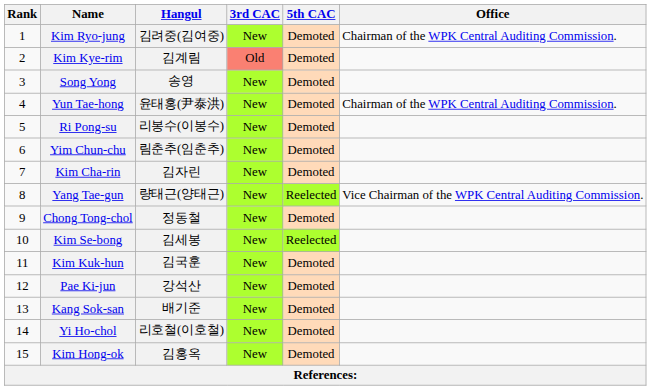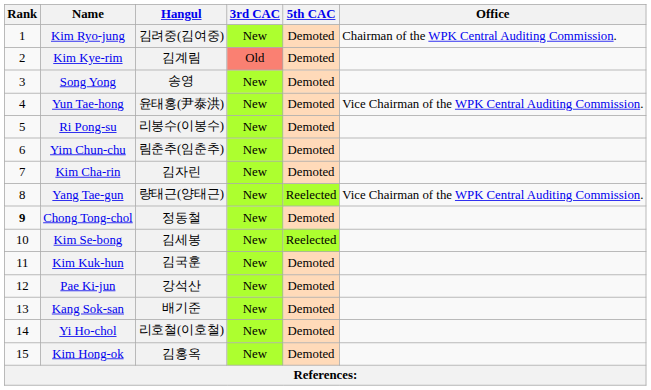(480, 104) Chairman of the WPK Central Auditing Commission. -> (493, 104) Vice Chairman of the WPK Central Auditing Commission.
(22, 217) normal -> (22, 217) bold
